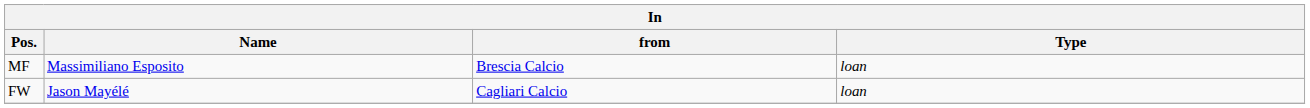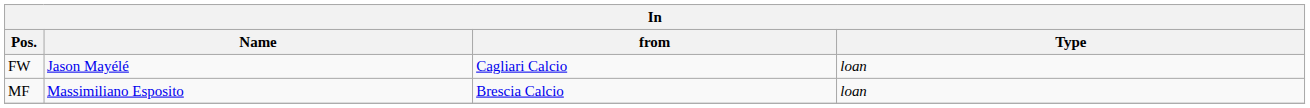rows swapped: (19, 66) <-> (19, 91)
